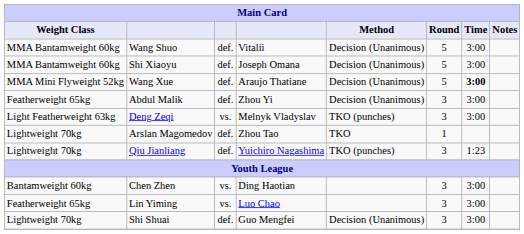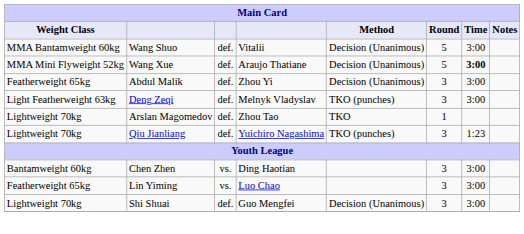- row: (153, 64)
(225, 116) vs. -> (225, 99) def.
